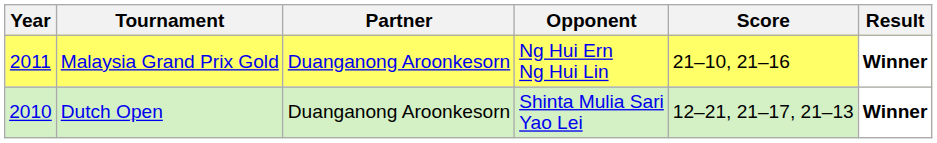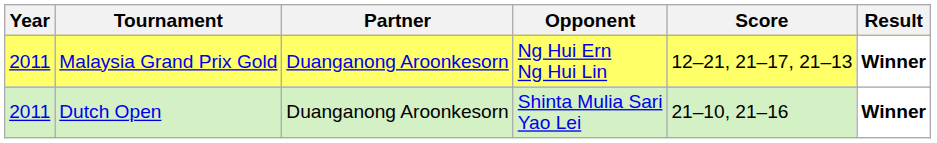(731, 61) 21–10, 21–16 -> (762, 61) 12–21, 21–17, 21–13
(30, 113) 2010 -> (30, 113) 2011
(763, 113) 12–21, 21–17, 21–13 -> (730, 113) 21–10, 21–16
